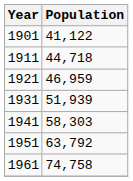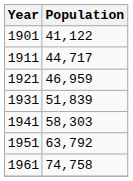(69, 58) 44,718 -> (69, 58) 44,717
(69, 101) 51,939 -> (69, 101) 51,839
